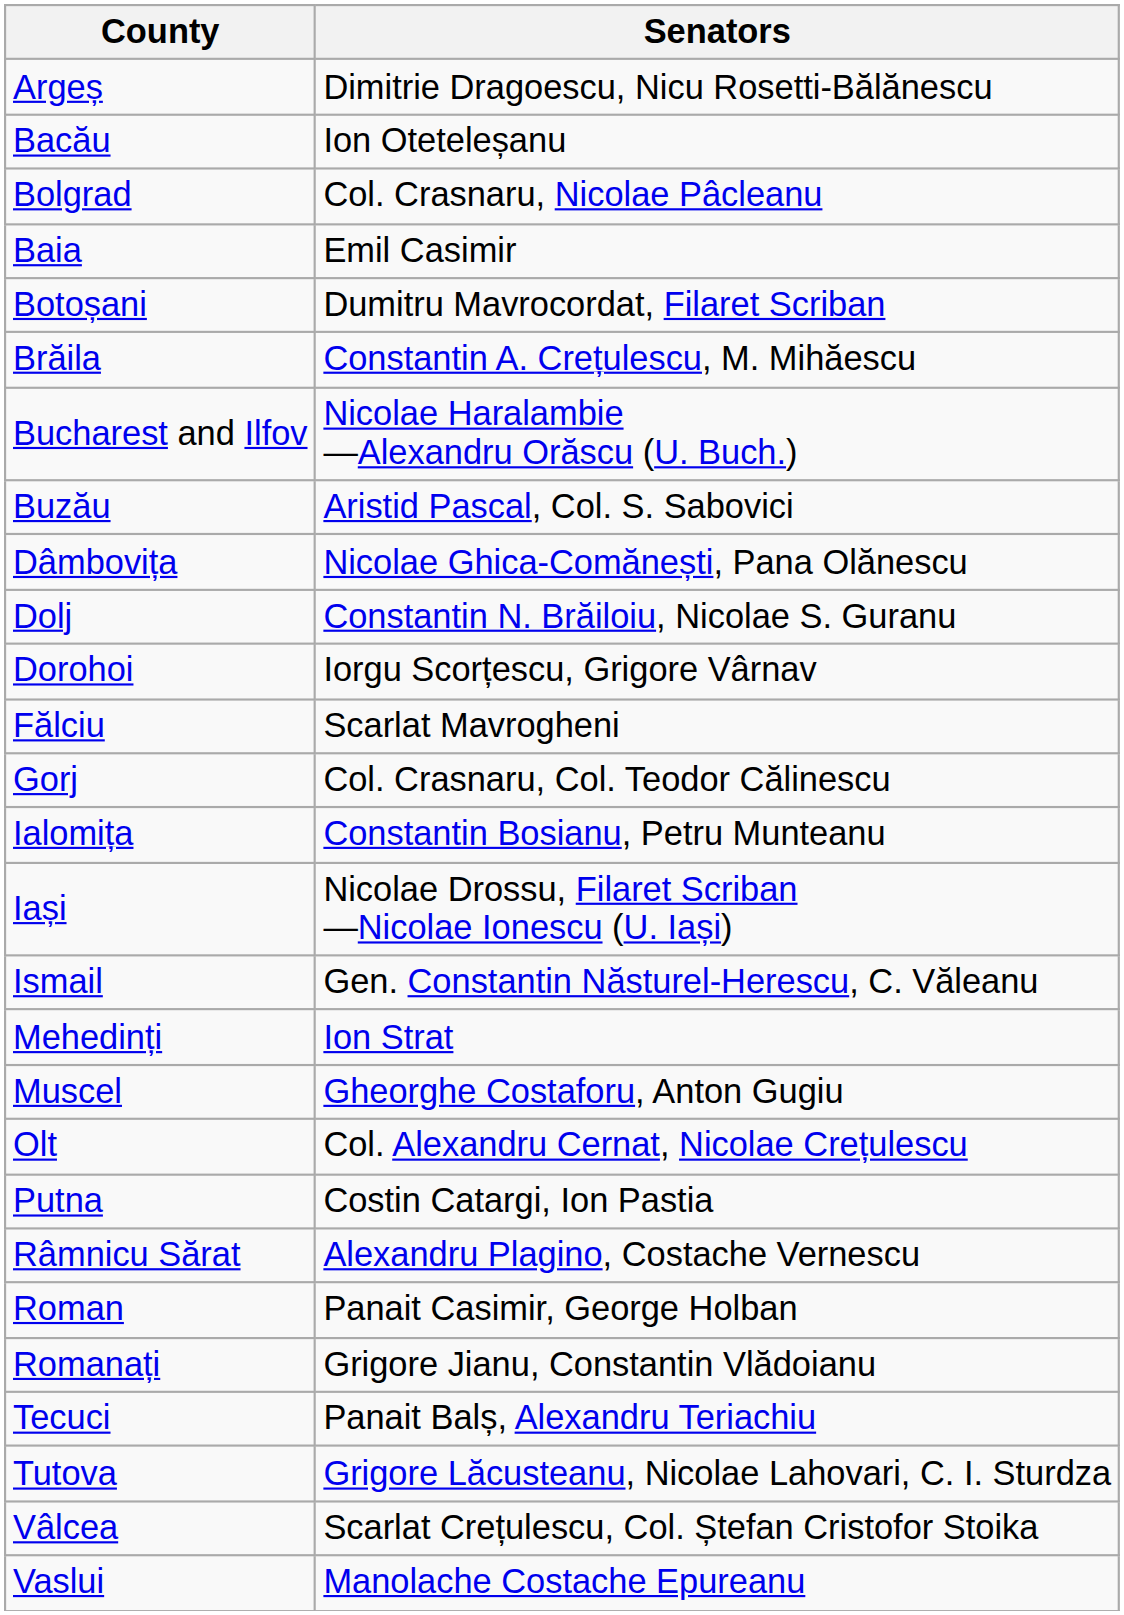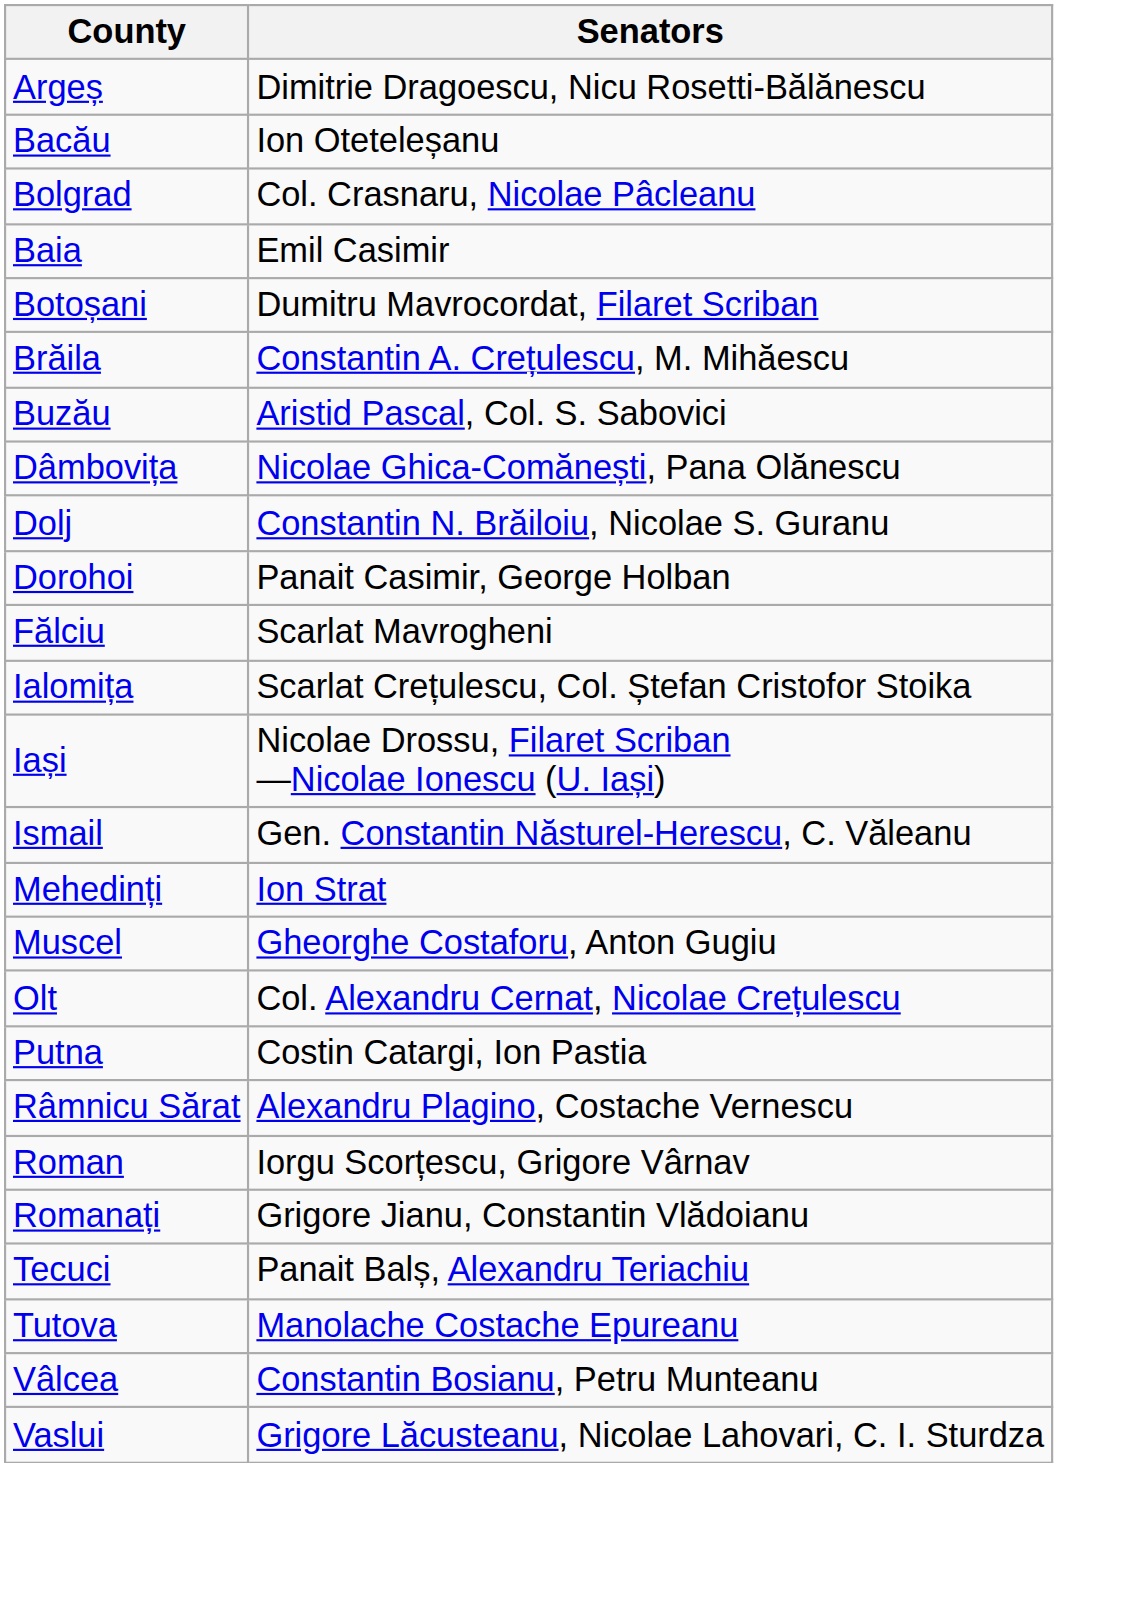- row: (160, 433)
(570, 670) Iorgu Scorțescu, Grigore Vârnav -> (493, 577) Panait Casimir, George Holban
- row: (46, 779)
(605, 834) Constantin Bosianu, Petru Munteanu -> (614, 686) Scarlat Crețulescu, Col. Ștefan Cristofor Stoika
(560, 1309) Panait Casimir, George Holban -> (503, 1161) Iorgu Scorțescu, Grigore Vârnav
(717, 1473) Grigore Lăcusteanu, Nicolae Lahovari, C. I. Sturdza -> (497, 1325) Manolache Costache Epureanu
(681, 1527) Scarlat Crețulescu, Col. Ștefan Cristofor Stoika -> (538, 1379) Constantin Bosianu, Petru Munteanu
(564, 1582) Manolache Costache Epureanu -> (650, 1434) Grigore Lăcusteanu, Nicolae Lahovari, C. I. Sturdza
